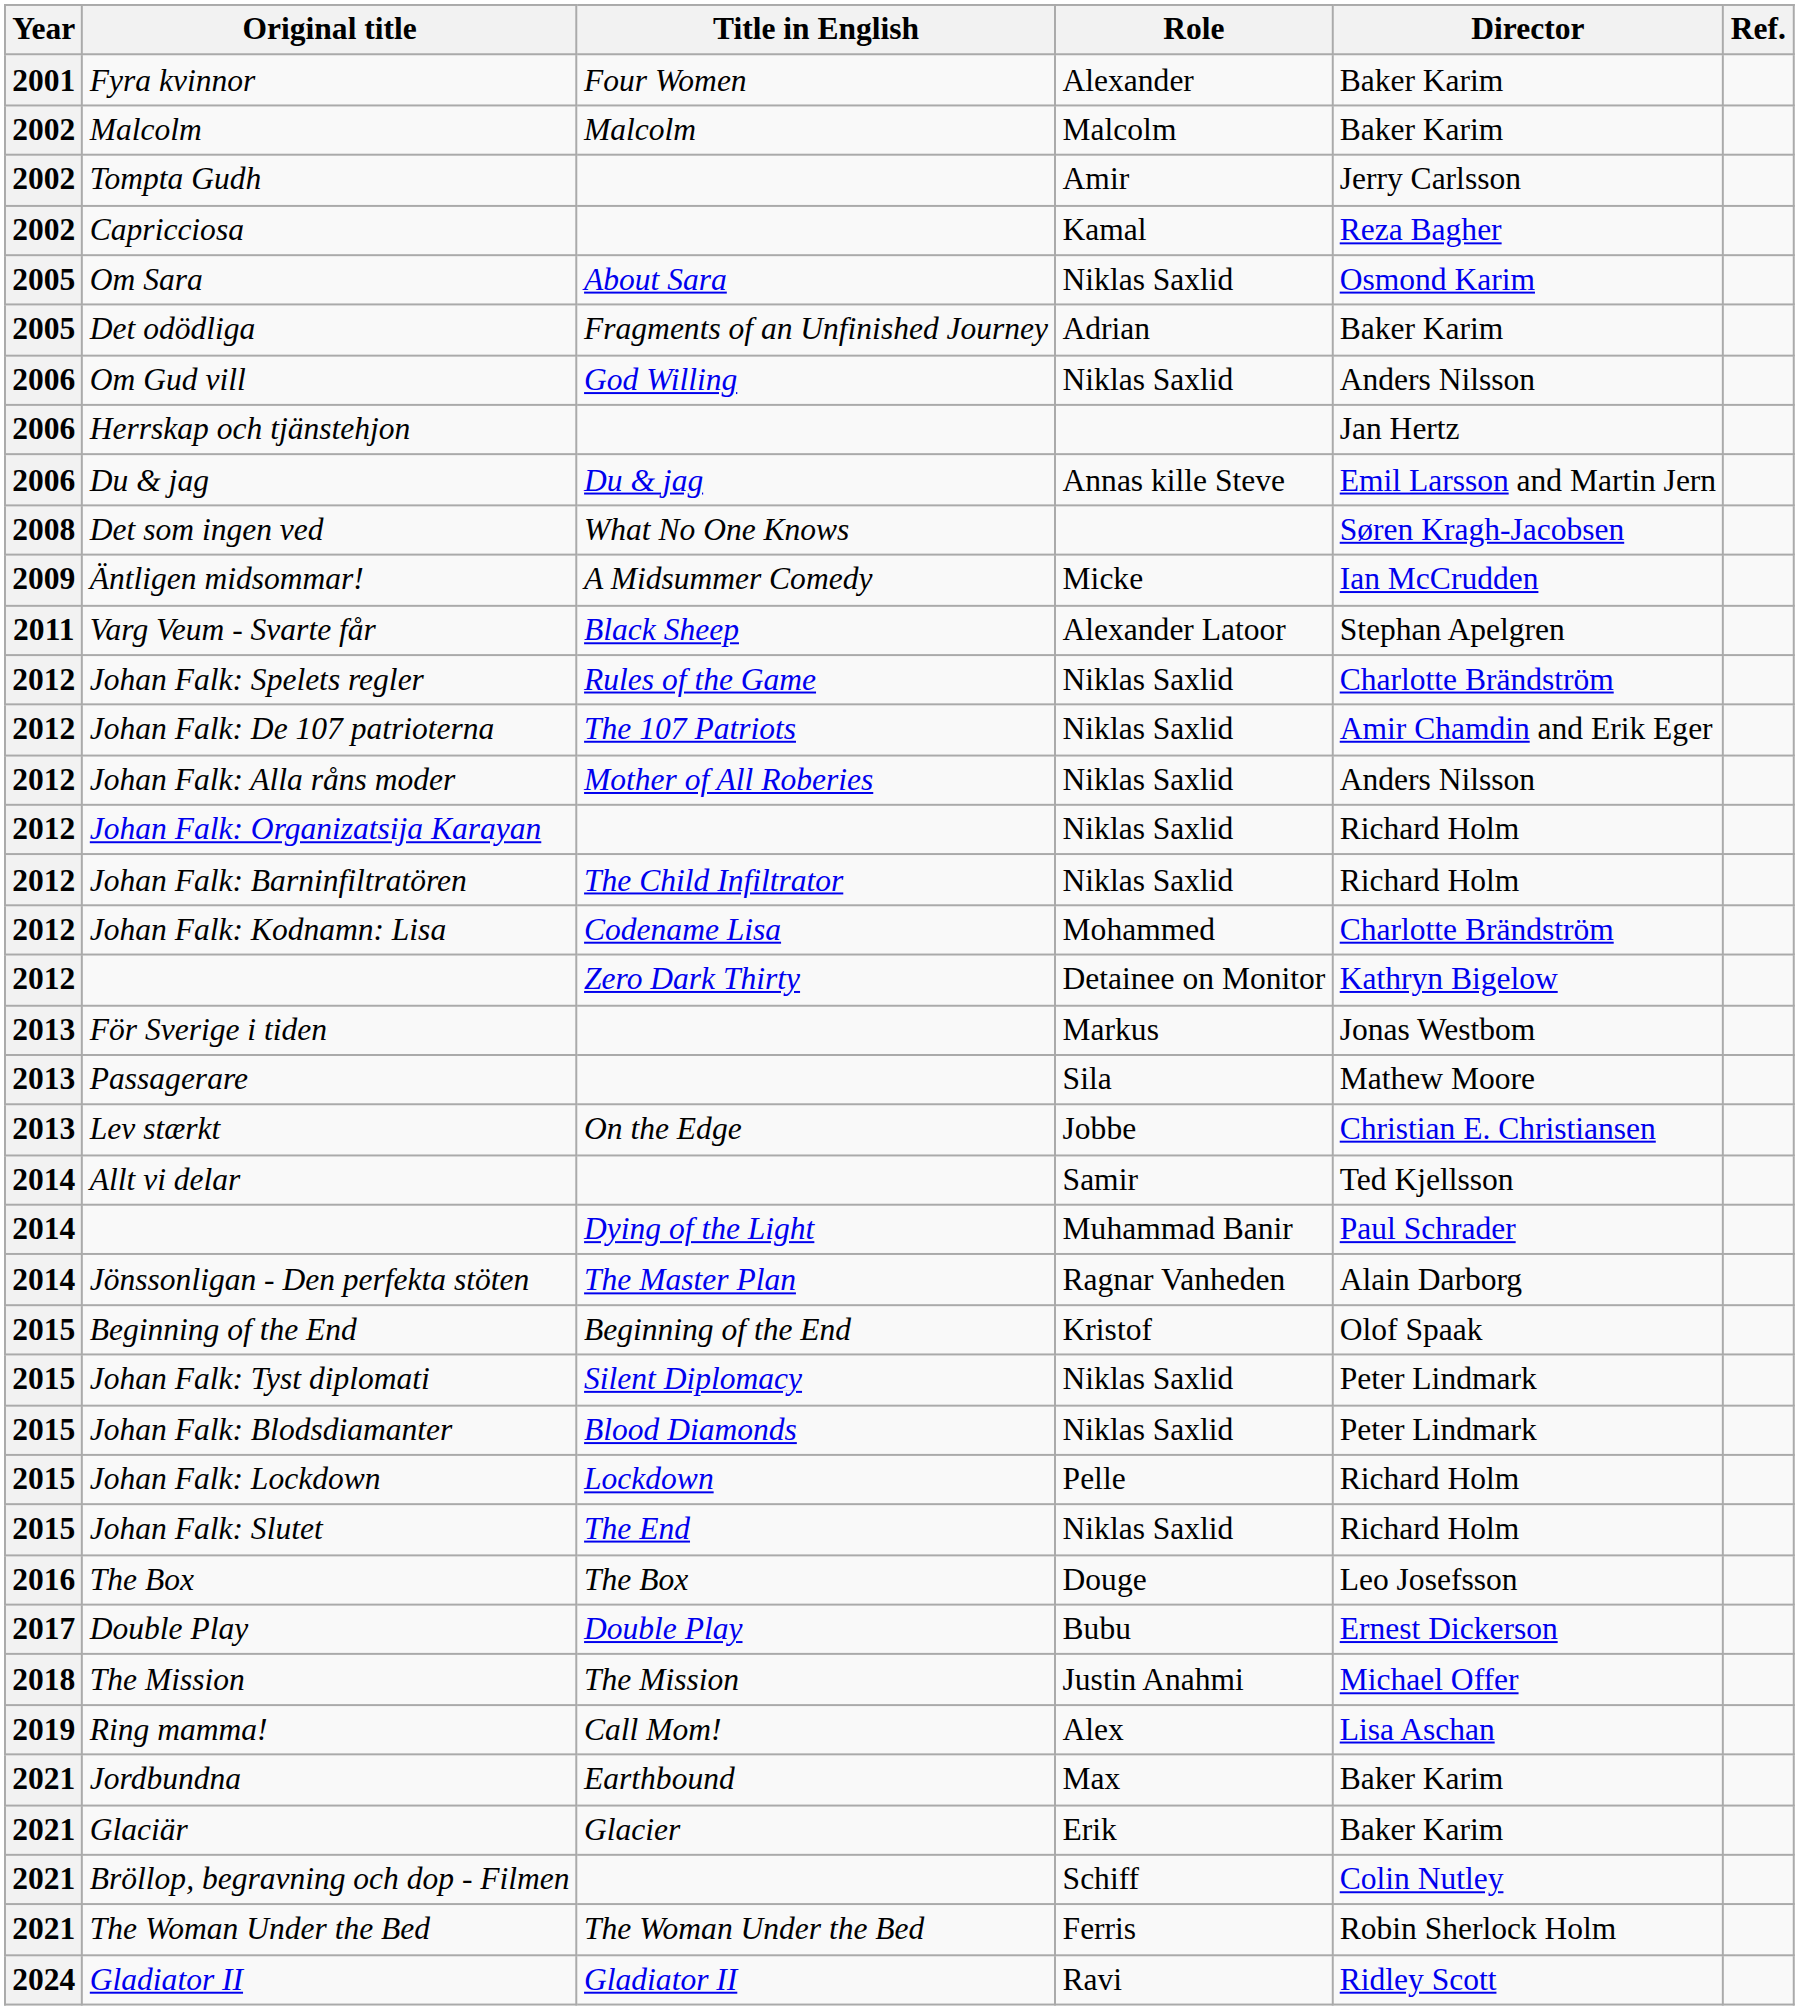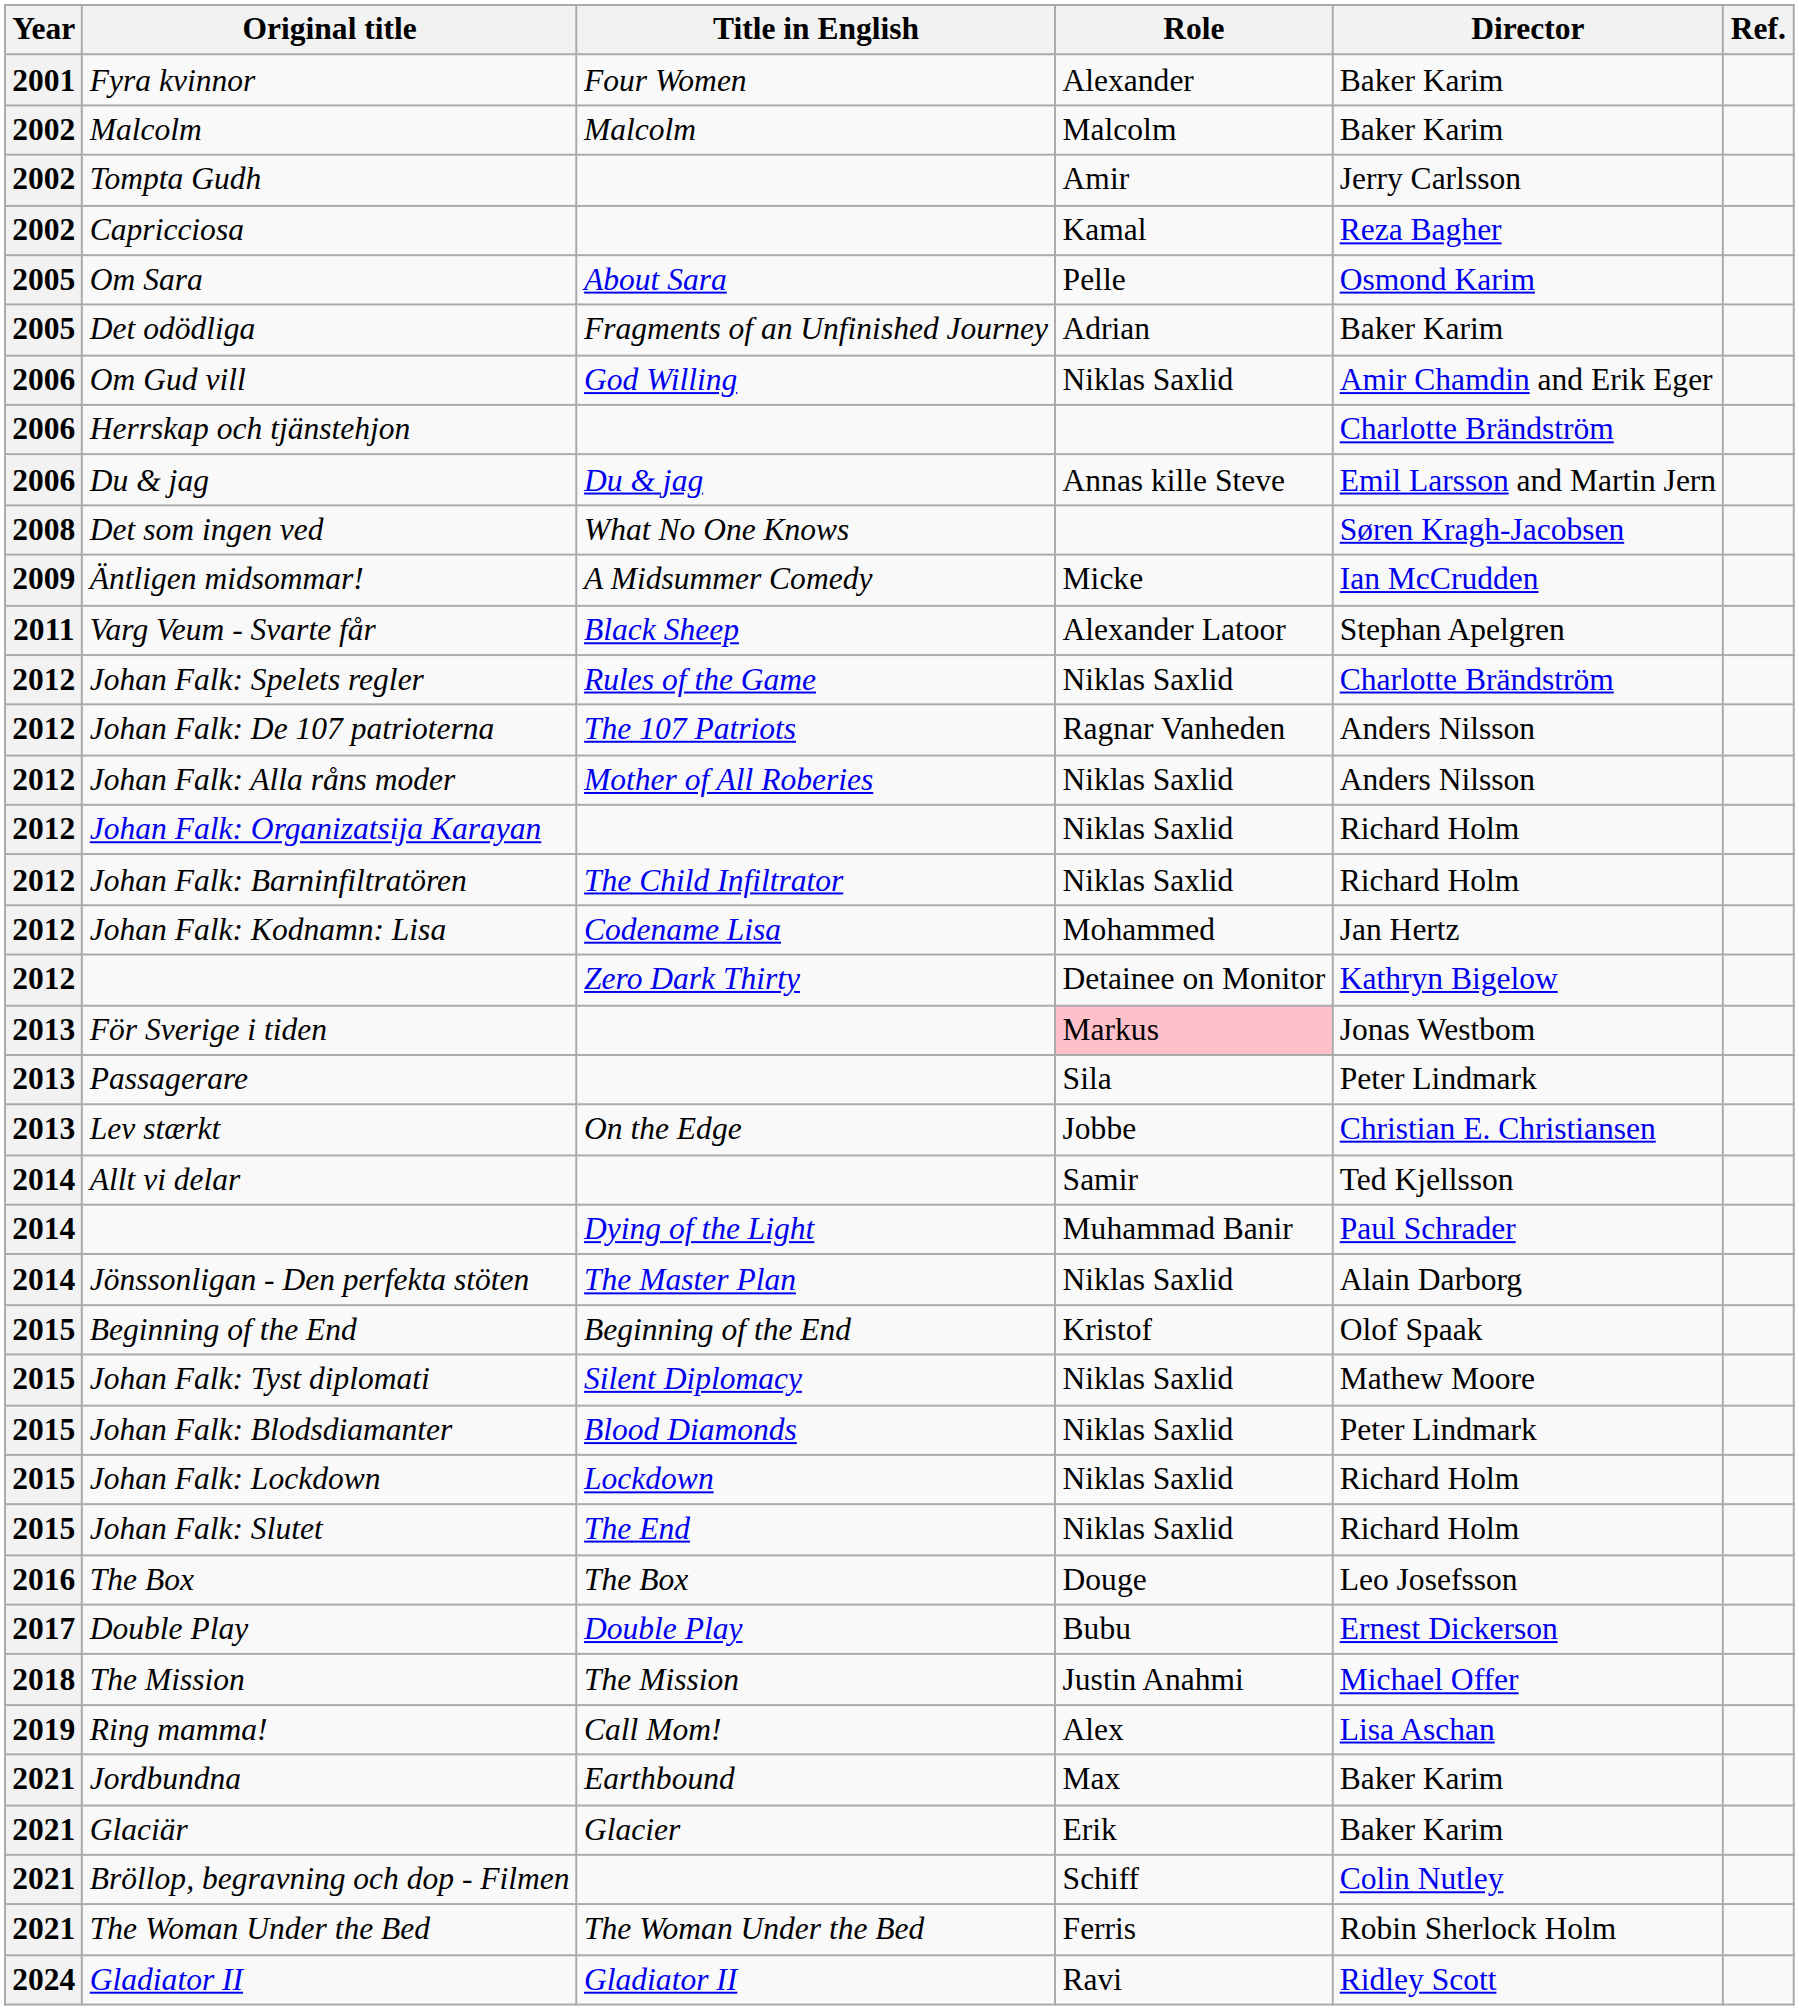(1148, 279) Niklas Saxlid -> (1094, 279) Pelle
(1437, 379) Anders Nilsson -> (1526, 379) Amir Chamdin and Erik Eger
(1400, 429) Jan Hertz -> (1477, 429) Charlotte Brändström
(1148, 729) Niklas Saxlid -> (1174, 729) Ragnar Vanheden
(1526, 729) Amir Chamdin and Erik Eger -> (1437, 729) Anders Nilsson
(1477, 929) Charlotte Brändström -> (1400, 929) Jan Hertz
(1111, 1029) no background -> (1111, 1029) pink background
(1437, 1079) Mathew Moore -> (1438, 1079) Peter Lindmark
(1174, 1279) Ragnar Vanheden -> (1148, 1279) Niklas Saxlid
(1438, 1379) Peter Lindmark -> (1437, 1379) Mathew Moore
(1094, 1479) Pelle -> (1148, 1479) Niklas Saxlid
